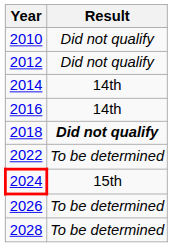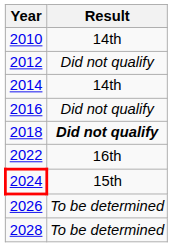(107, 39) Did not qualify -> (107, 39) 14th
(107, 109) 14th -> (107, 109) Did not qualify
(107, 156) To be determined -> (107, 156) 16th
